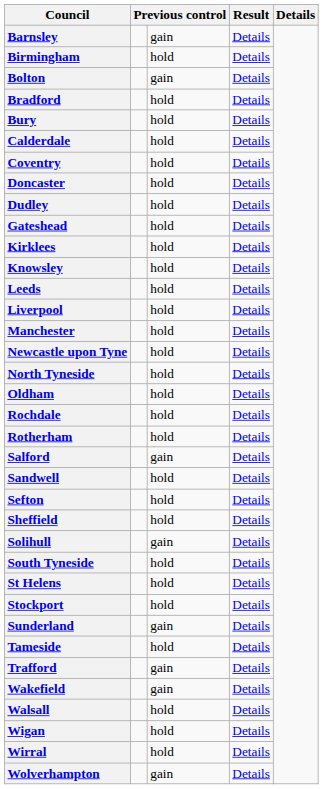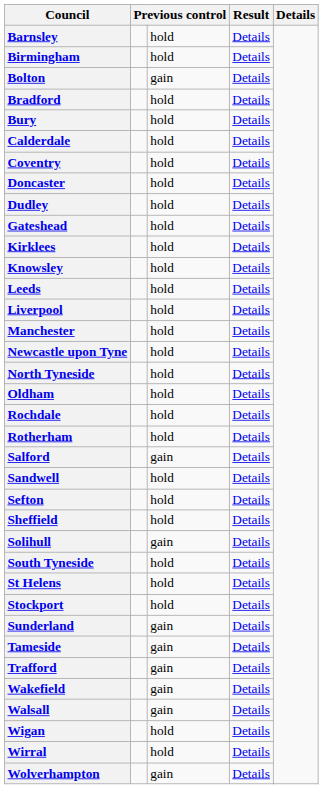(162, 36) gain -> (162, 36) hold
(162, 646) hold -> (162, 646) gain
(162, 710) hold -> (162, 710) gain
